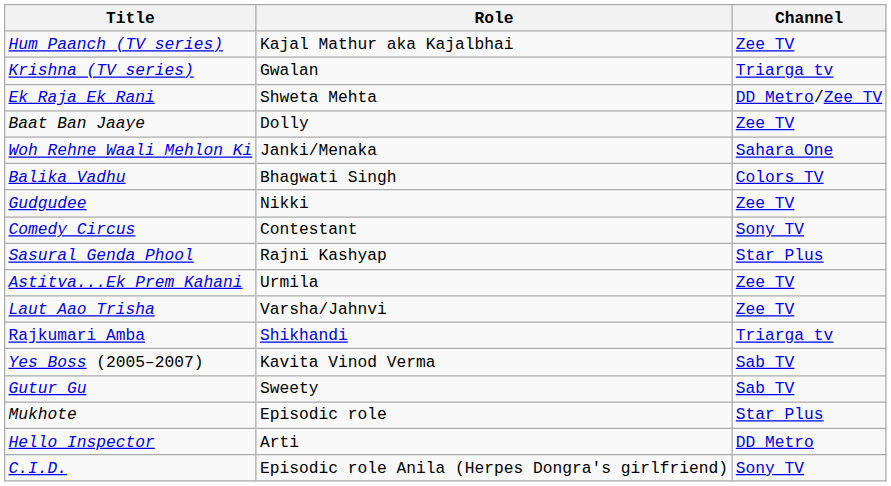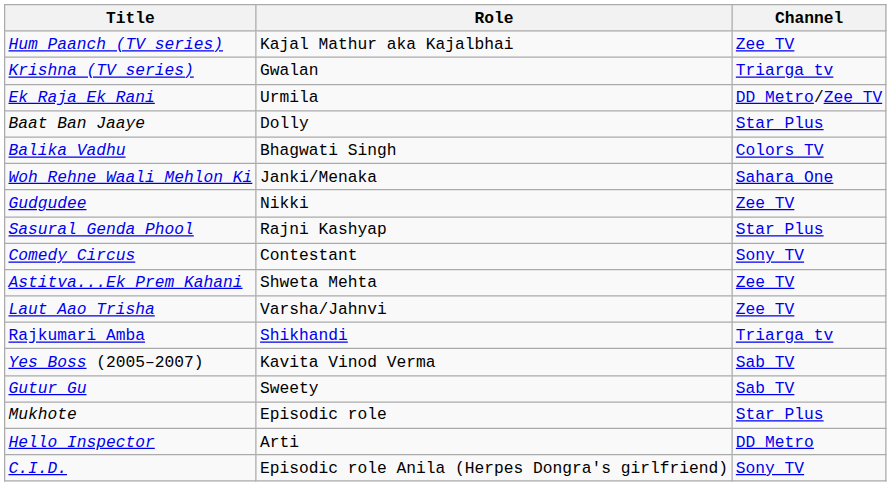(319, 97) Shweta Mehta -> (289, 97) Urmila
(765, 124) Zee TV -> (780, 124) Star Plus
rows swapped: (130, 150) <-> (67, 177)
rows swapped: (101, 256) <-> (72, 230)
(289, 283) Urmila -> (319, 283) Shweta Mehta
